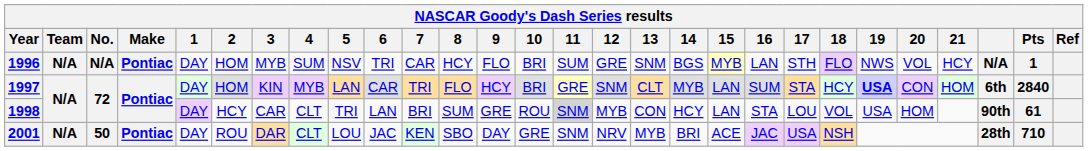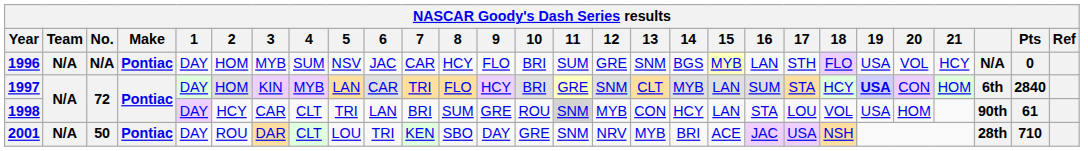(383, 63) TRI -> (383, 63) JAC
(877, 63) NWS -> (876, 63) USA
(1033, 63) 1 -> (1030, 63) 0
(383, 134) JAC -> (383, 134) TRI
